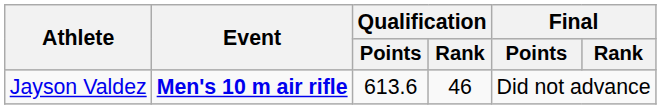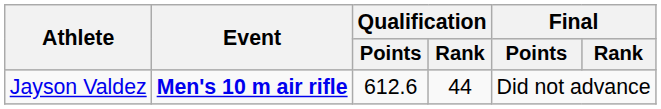(391, 87) 613.6 -> (391, 87) 612.6
(460, 87) 46 -> (460, 87) 44
